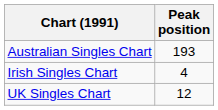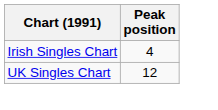- row: (80, 51)
